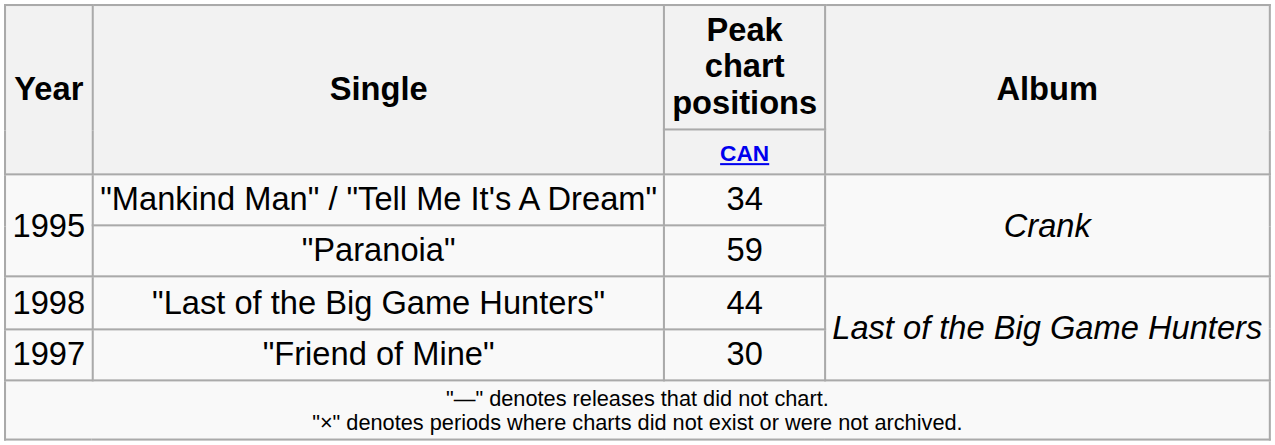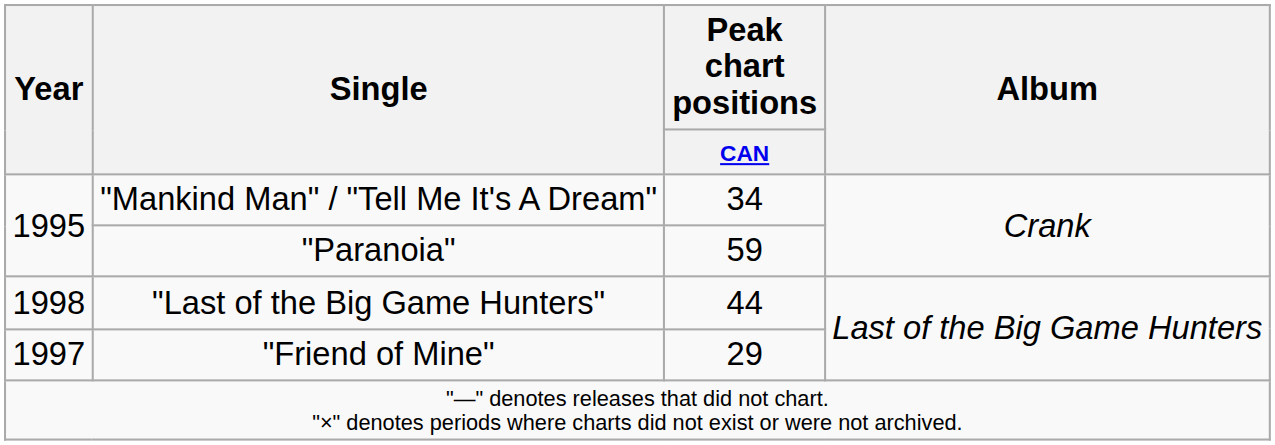(745, 354) 30 -> (745, 354) 29
